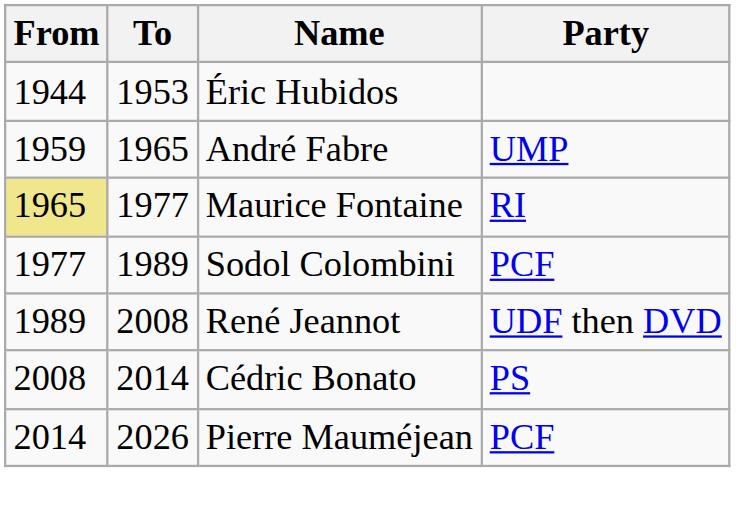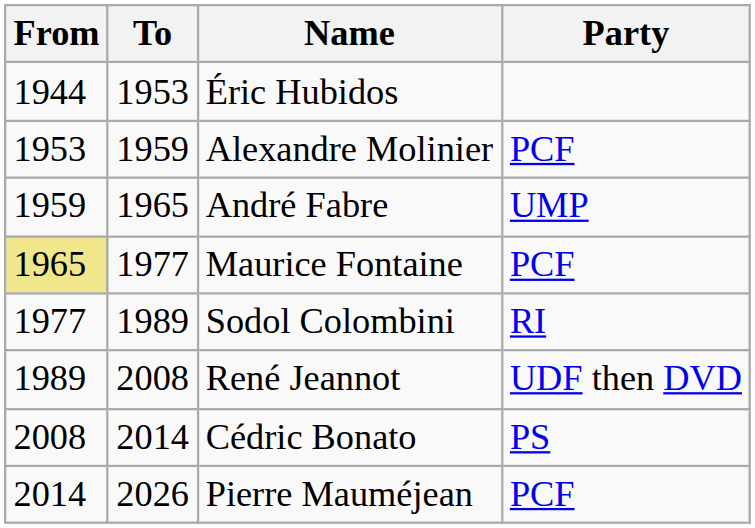+ row: (349, 148)
(508, 206) RI -> (542, 263) PCF
(522, 263) PCF -> (528, 321) RI
